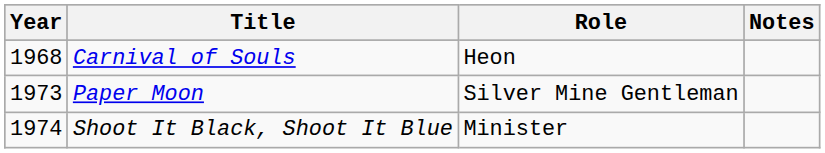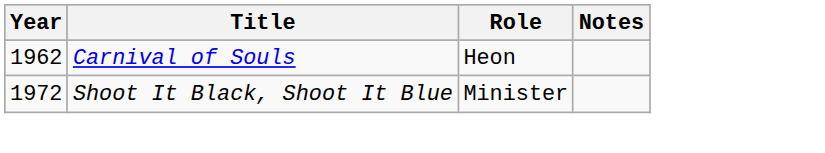(36, 58) 1968 -> (36, 58) 1962
- row: (138, 94)
(36, 129) 1974 -> (36, 94) 1972
